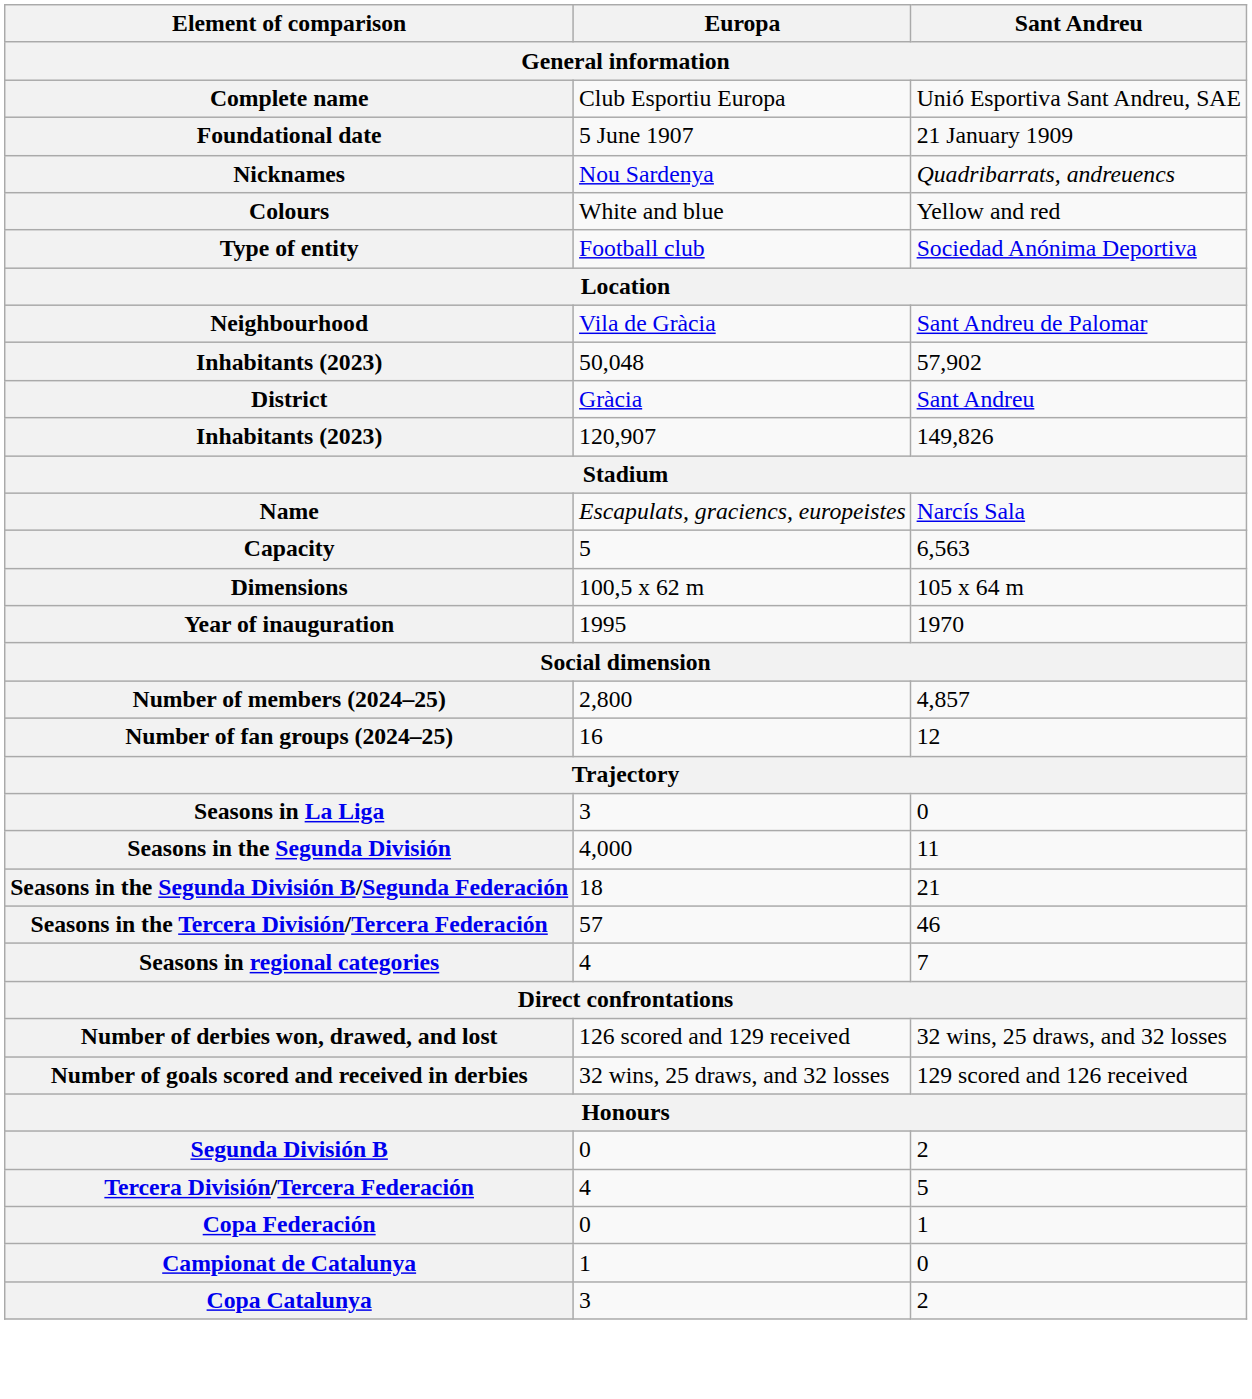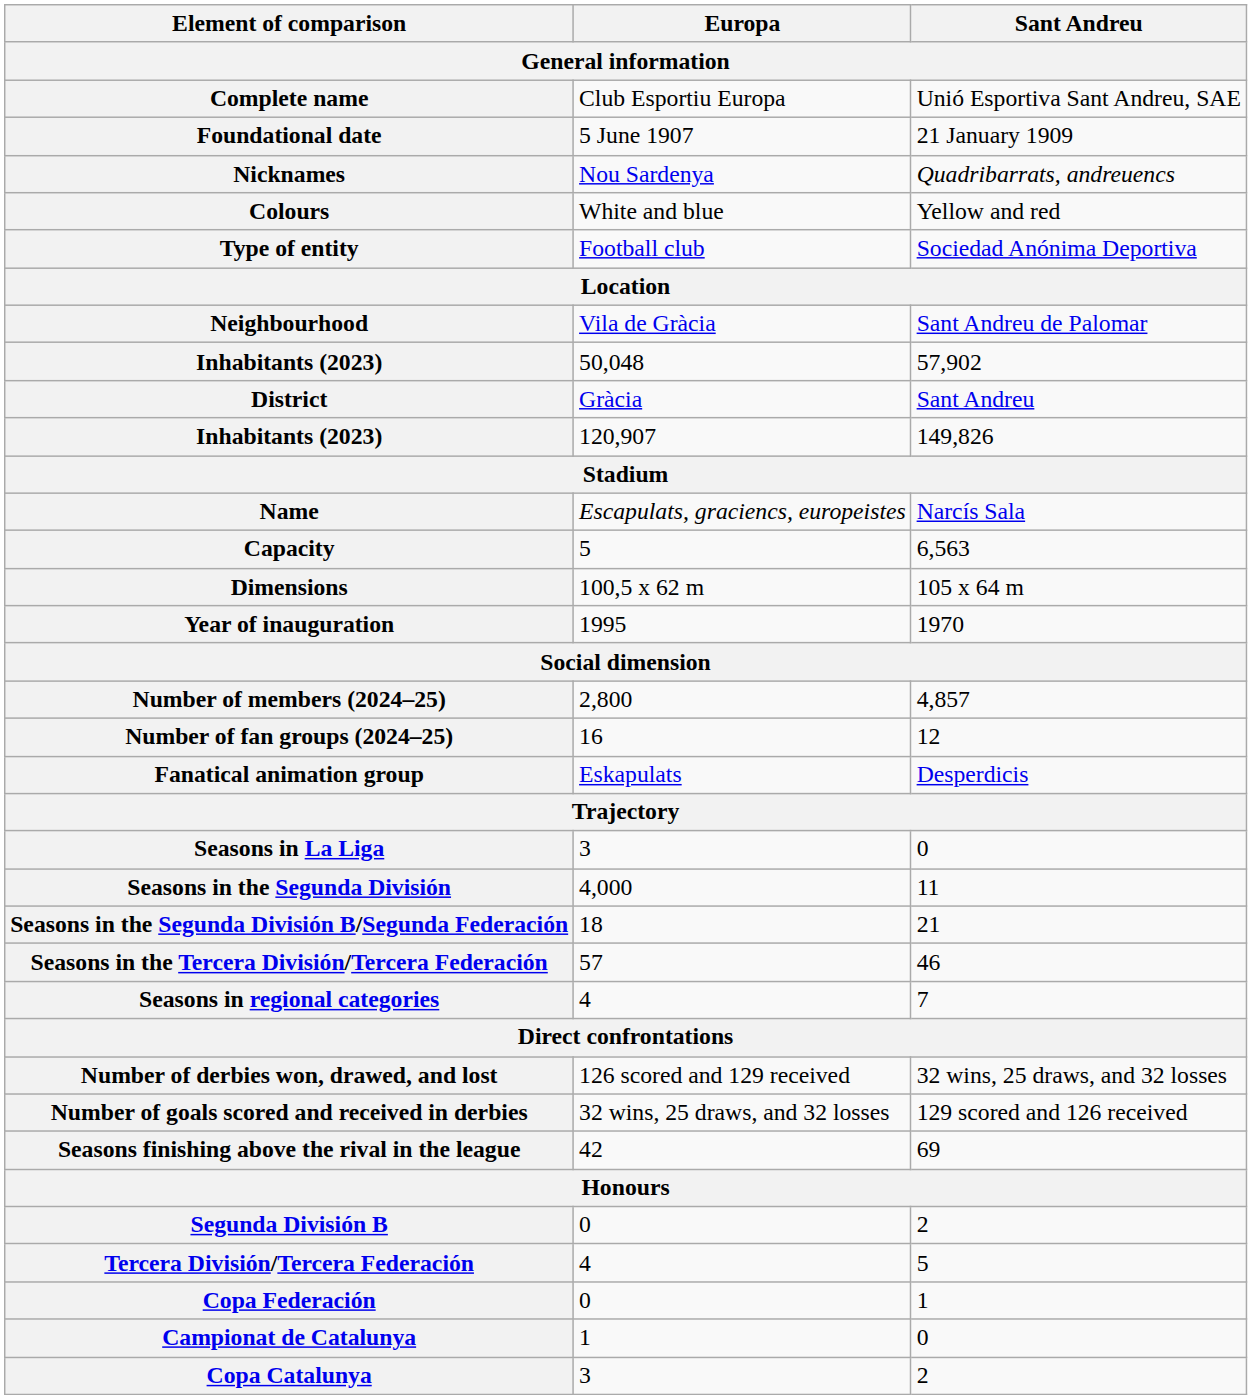+ row: (289, 774)
+ row: (289, 1149)
